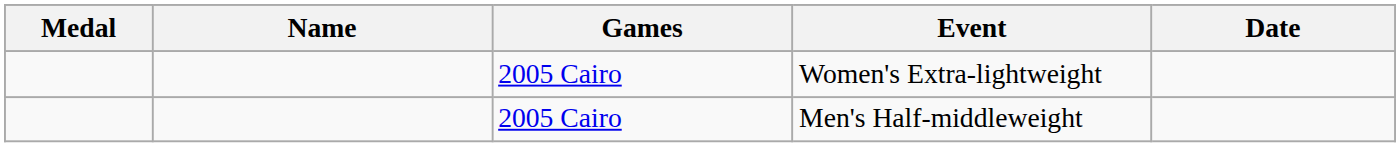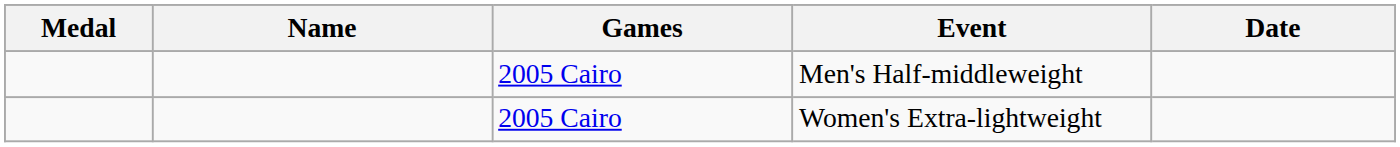rows swapped: (941, 118) <-> (951, 73)
